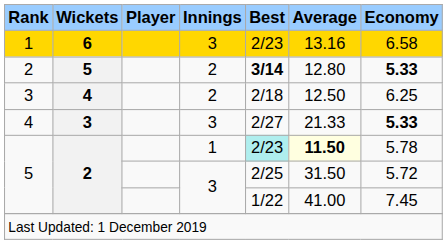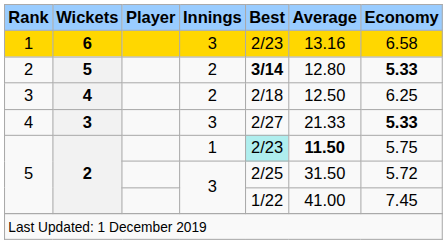(325, 148) lightyellow background -> (325, 148) no background
(402, 148) 5.78 -> (402, 148) 5.75
